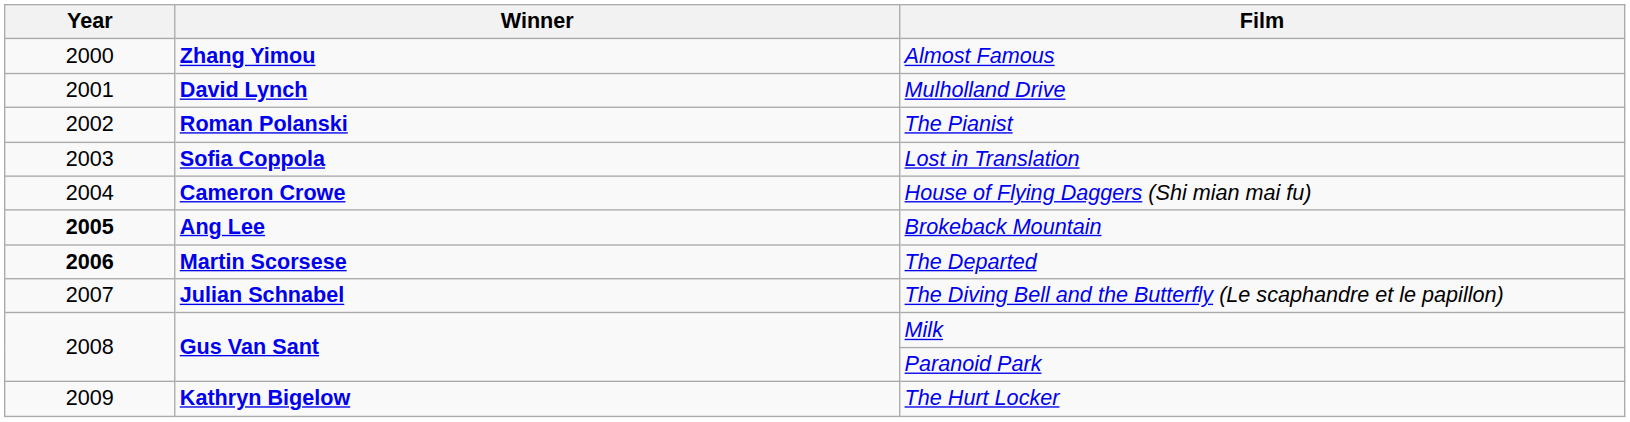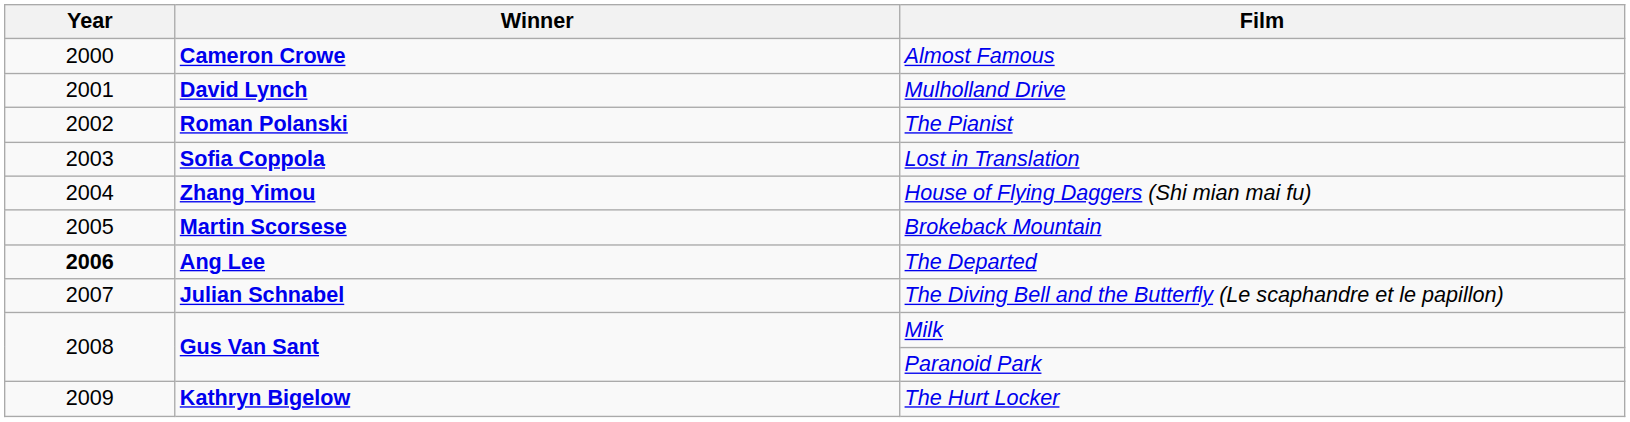(248, 55) Zhang Yimou -> (263, 55) Cameron Crowe
(263, 192) Cameron Crowe -> (248, 192) Zhang Yimou
(90, 227) bold -> (90, 227) normal
(222, 227) Ang Lee -> (263, 227) Martin Scorsese
(263, 261) Martin Scorsese -> (222, 261) Ang Lee
